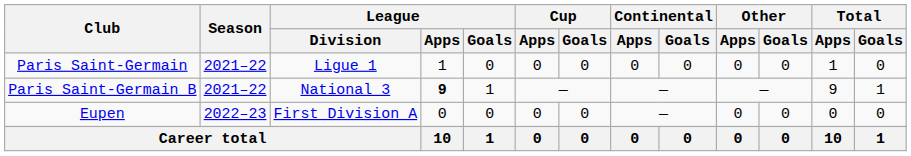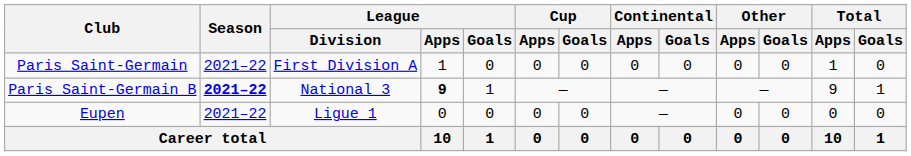(345, 65) Ligue 1 -> (345, 65) First Division A
(235, 90) normal -> (235, 90) bold
(235, 114) 2022–23 -> (235, 114) 2021–22
(345, 114) First Division A -> (345, 114) Ligue 1
